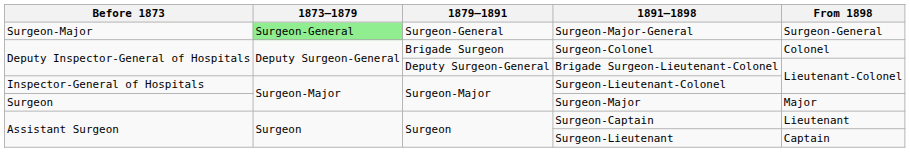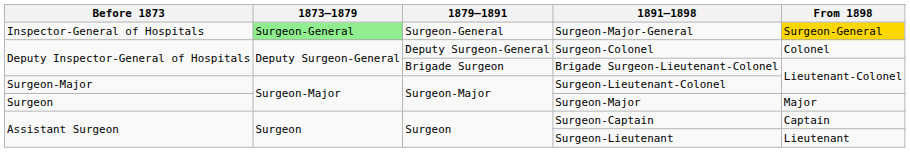(50, 31) Surgeon-Major -> (106, 31) Inspector-General of Hospitals
(833, 31) no background -> (833, 31) gold background
(455, 49) Brigade Surgeon -> (478, 49) Deputy Surgeon-General
(478, 67) Deputy Surgeon-General -> (455, 67) Brigade Surgeon
(106, 85) Inspector-General of Hospitals -> (50, 85) Surgeon-Major
(817, 120) Lieutenant -> (807, 120) Captain
(807, 138) Captain -> (817, 138) Lieutenant
